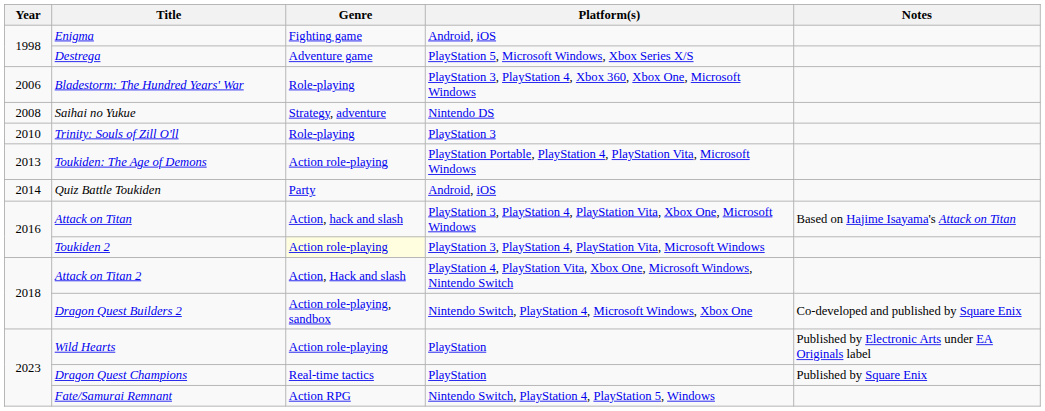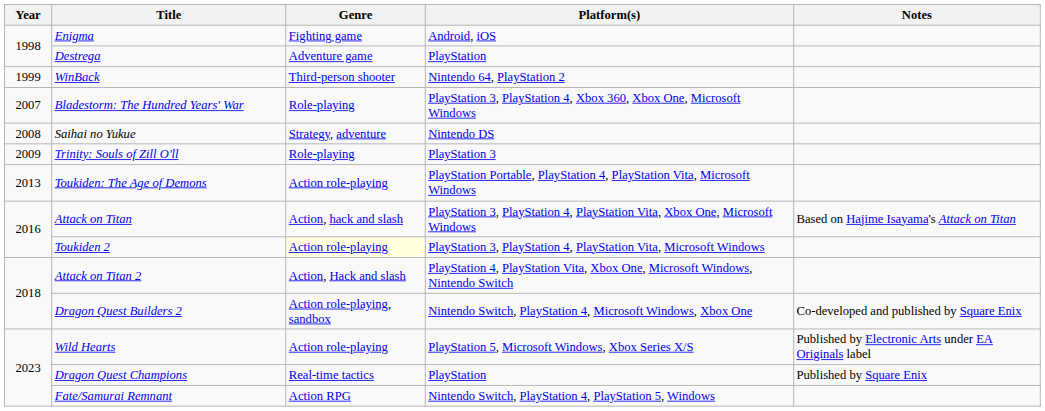(561, 56) PlayStation 5, Microsoft Windows, Xbox Series X/S -> (457, 56) PlayStation
+ row: (77, 77)
(28, 84) 2006 -> (28, 105) 2007
(28, 134) 2010 -> (28, 154) 2009
- row: (108, 190)
(457, 346) PlayStation -> (561, 346) PlayStation 5, Microsoft Windows, Xbox Series X/S
